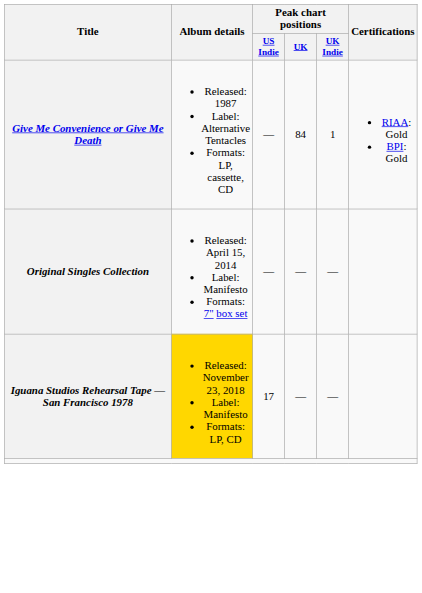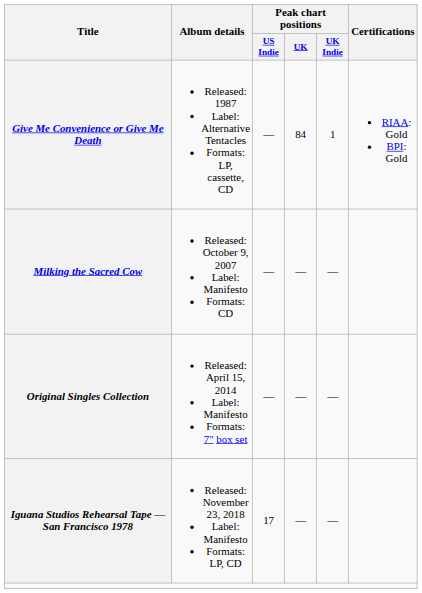+ row: (88, 271)
(212, 402) gold background -> (212, 527) no background
